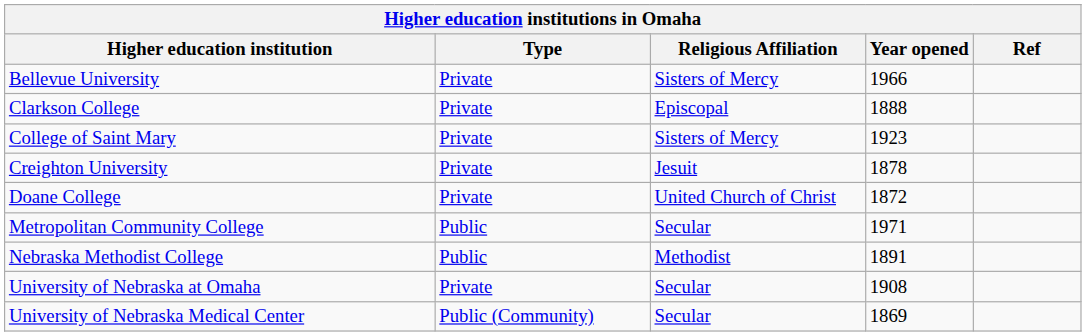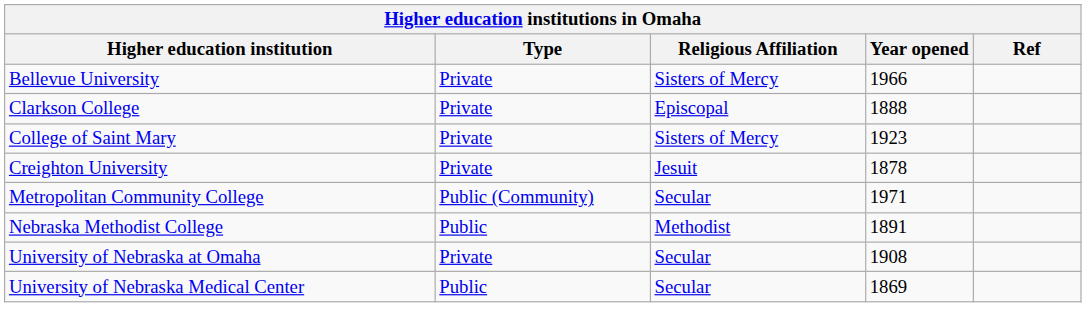- row: (65, 197)
(463, 227) Public -> (517, 197) Public (Community)
(517, 316) Public (Community) -> (463, 286) Public
